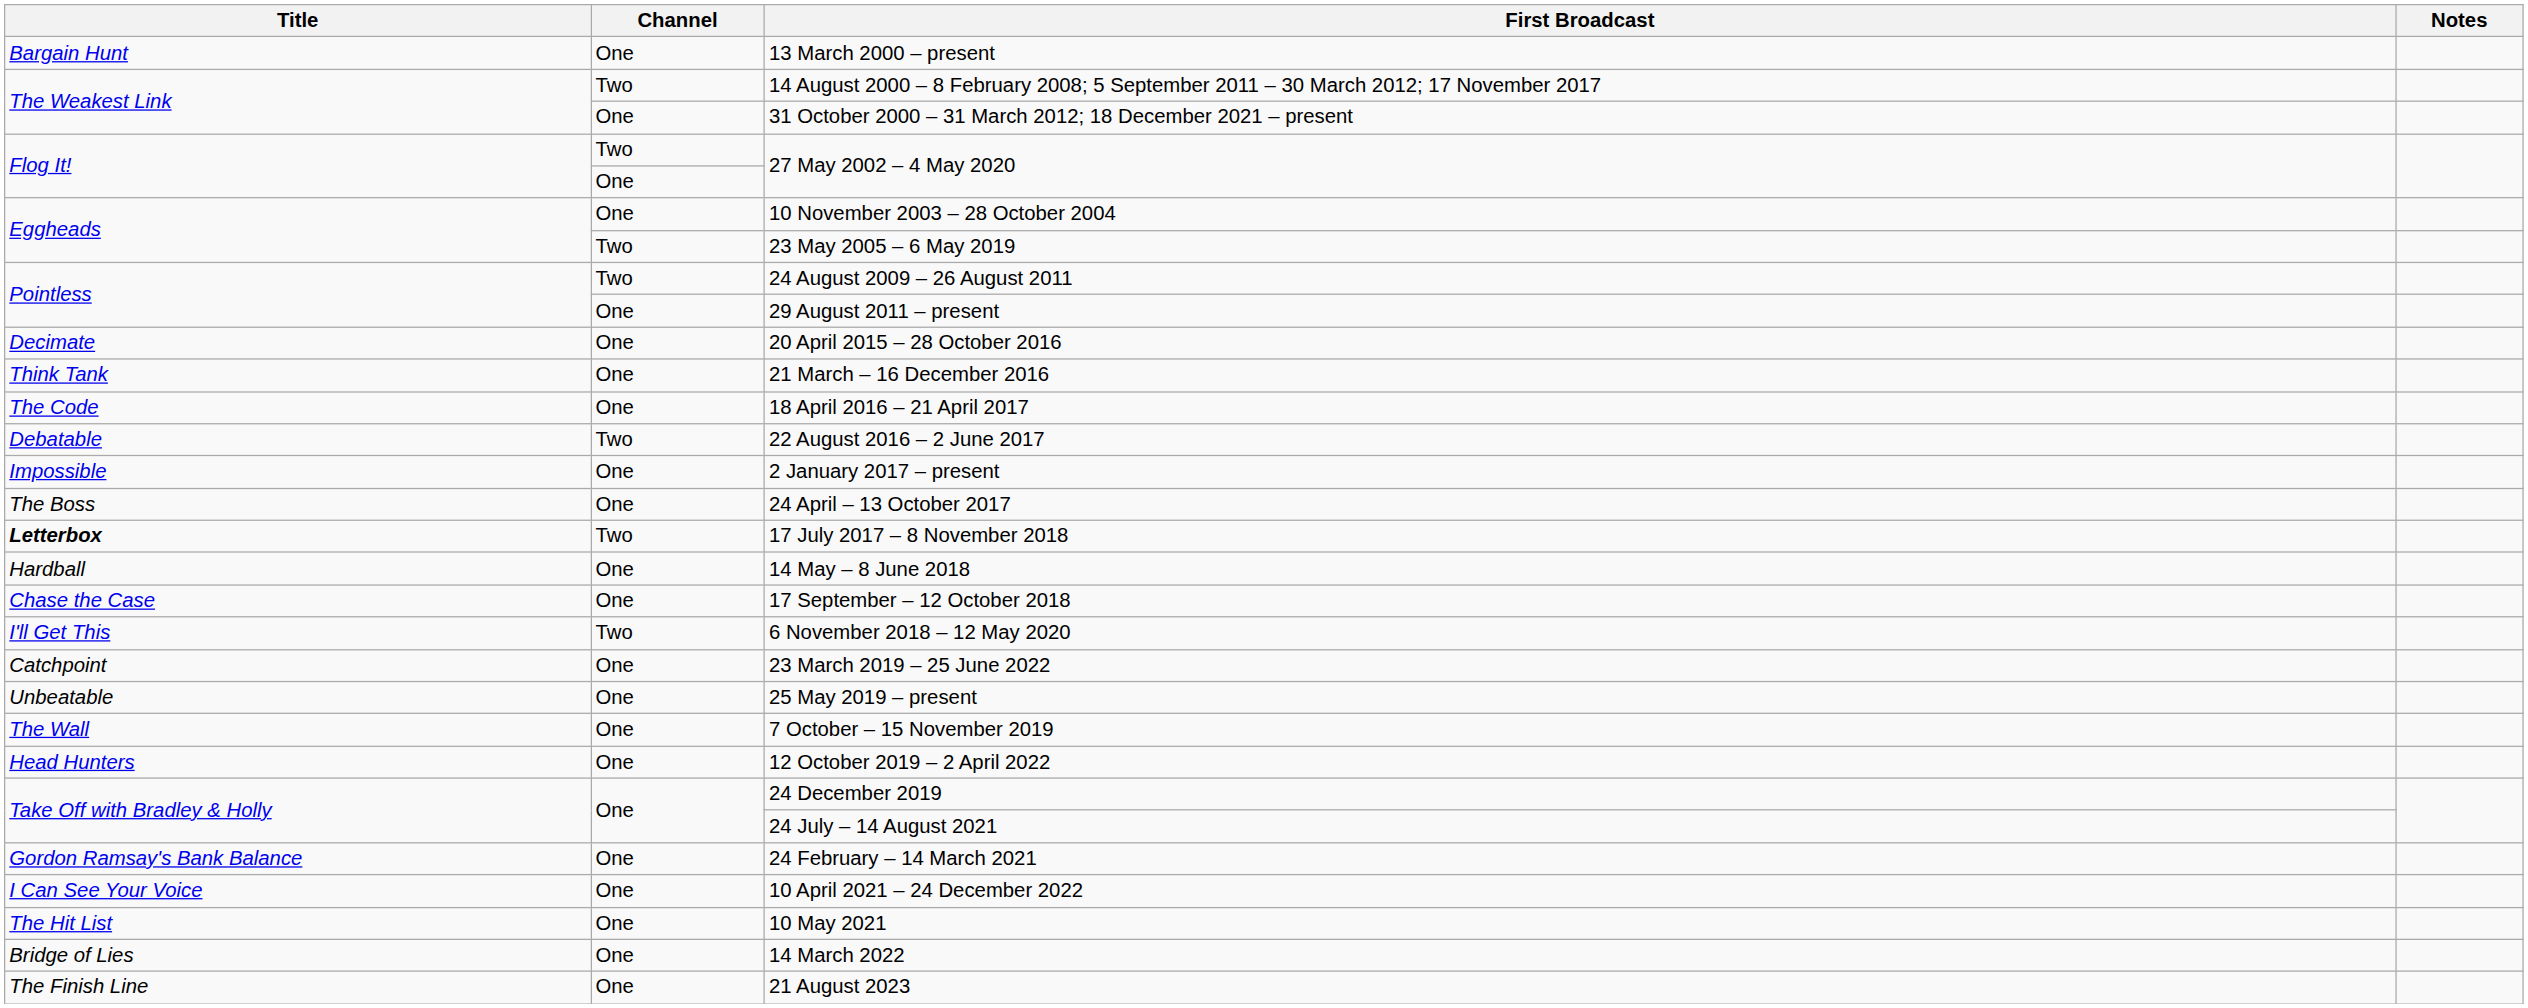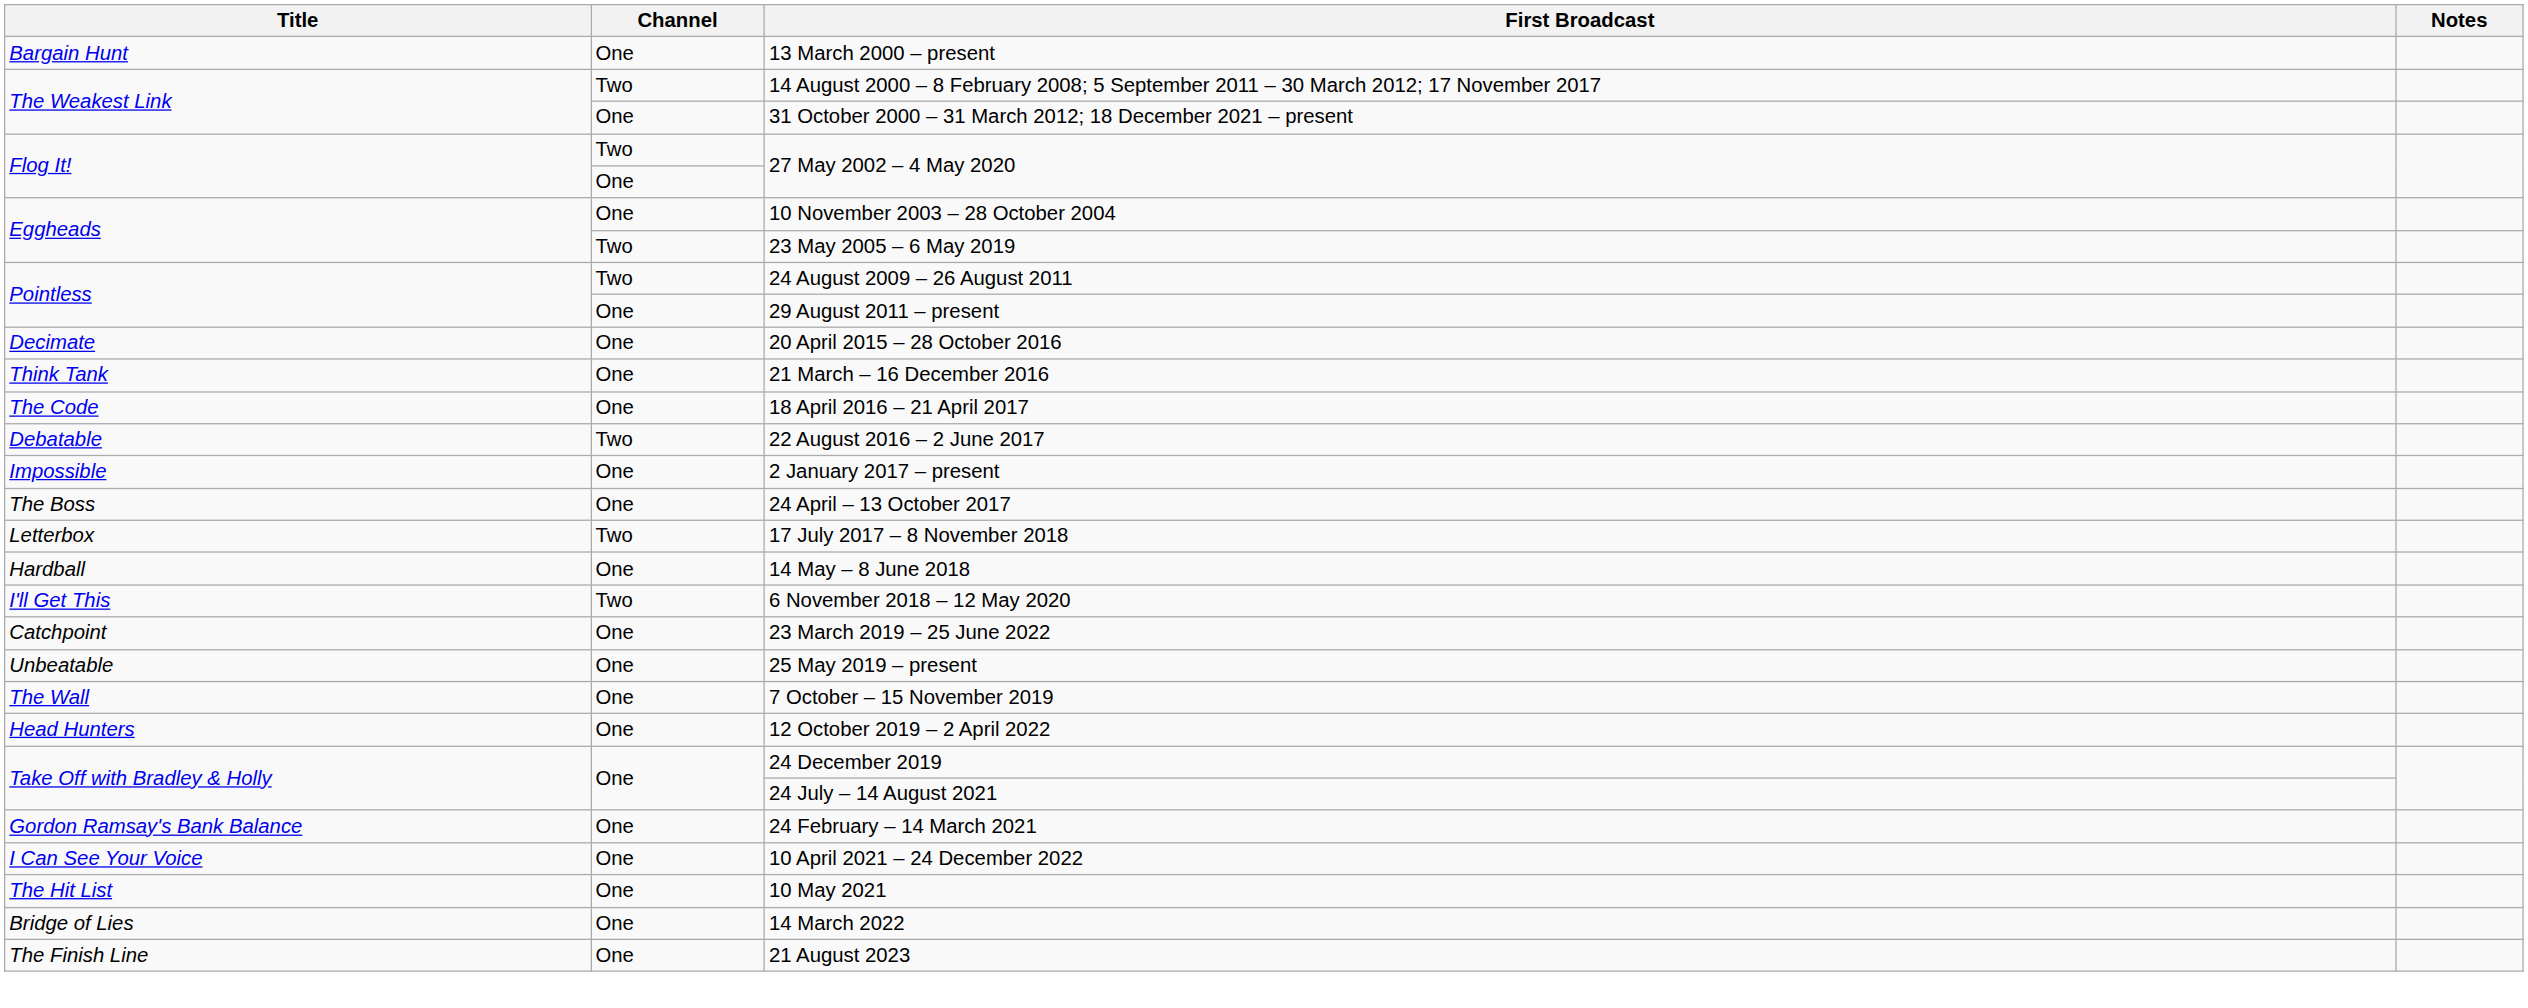(56, 536) bold -> (52, 536) normal
- row: (615, 600)
